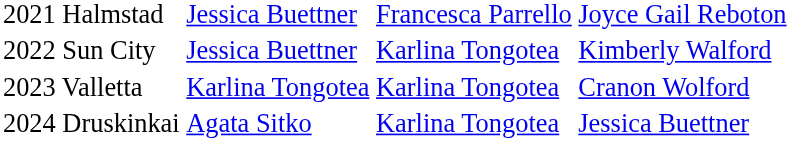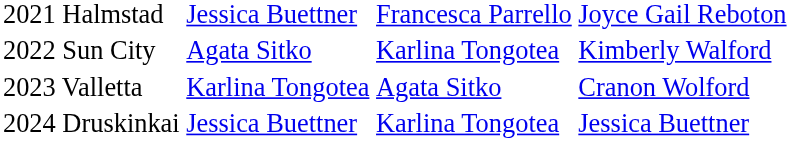(272, 50) Jessica Buettner -> (249, 50) Agata Sitko
(468, 87) Karlina Tongotea -> (439, 87) Agata Sitko
(249, 123) Agata Sitko -> (272, 123) Jessica Buettner
